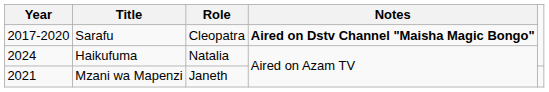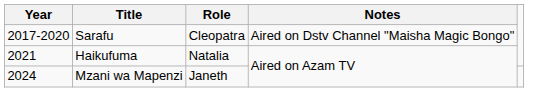(393, 35) bold -> (383, 35) normal
(22, 55) 2024 -> (22, 55) 2021
(22, 76) 2021 -> (22, 76) 2024
